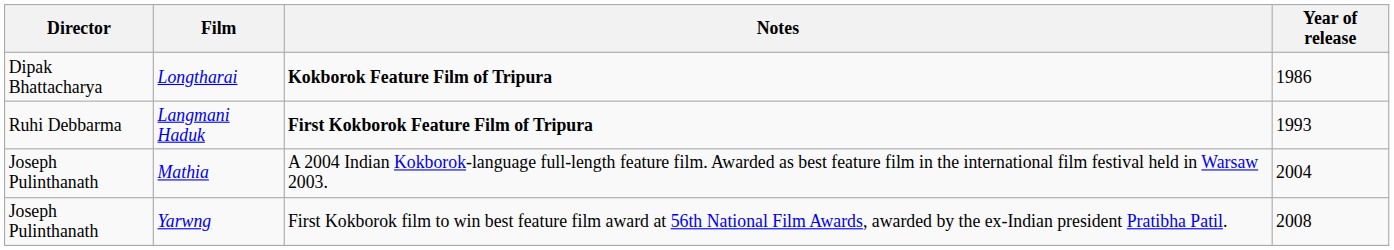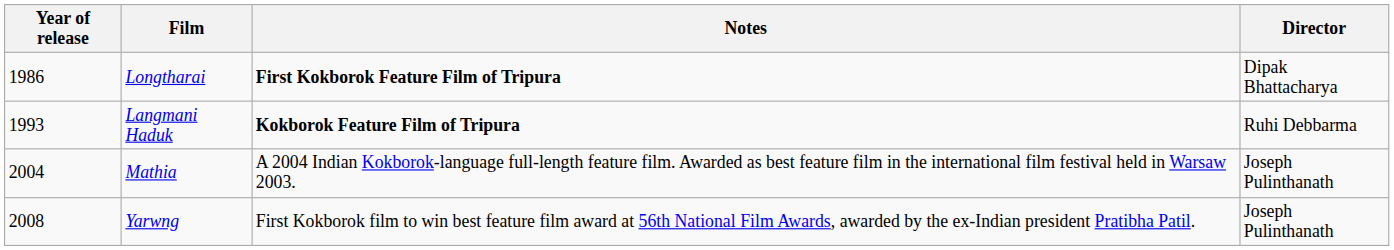columns swapped: (1330, 28) <-> (79, 28)
(420, 76) Kokborok Feature Film of Tripura -> (408, 76) First Kokborok Feature Film of Tripura
(440, 124) First Kokborok Feature Film of Tripura -> (388, 124) Kokborok Feature Film of Tripura
